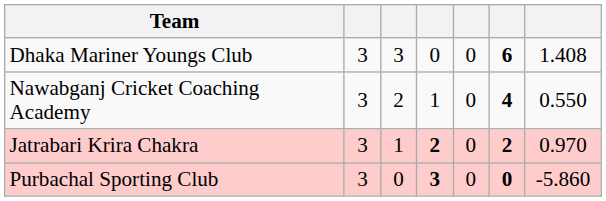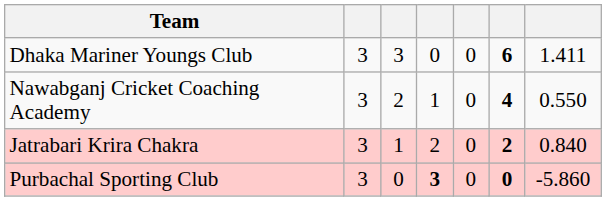(563, 54) 1.408 -> (563, 54) 1.411
(435, 145) bold -> (435, 145) normal
(563, 145) 0.970 -> (563, 145) 0.840
